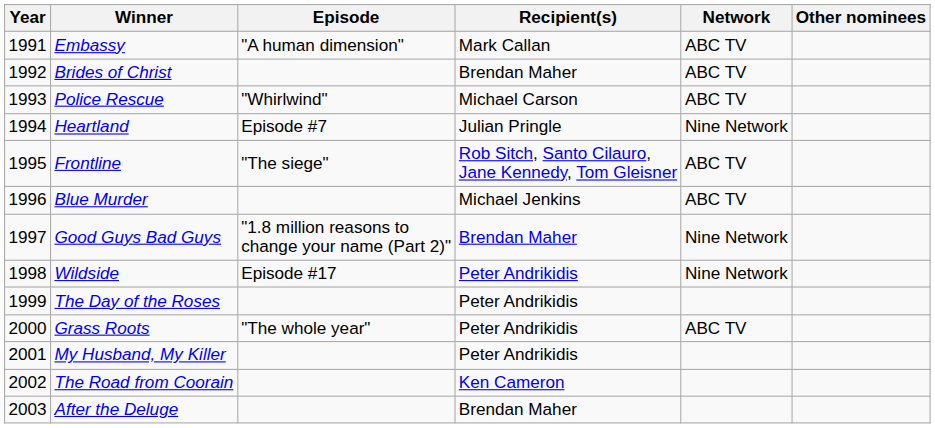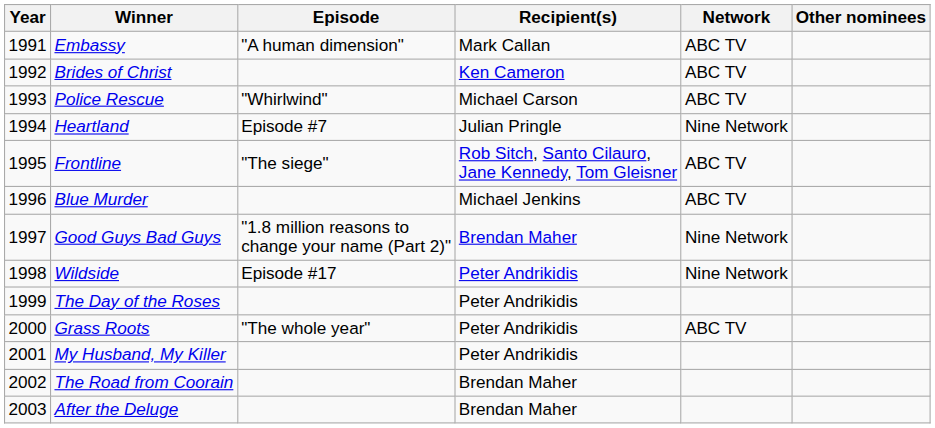(518, 72) Brendan Maher -> (512, 72) Ken Cameron
(512, 382) Ken Cameron -> (518, 382) Brendan Maher
